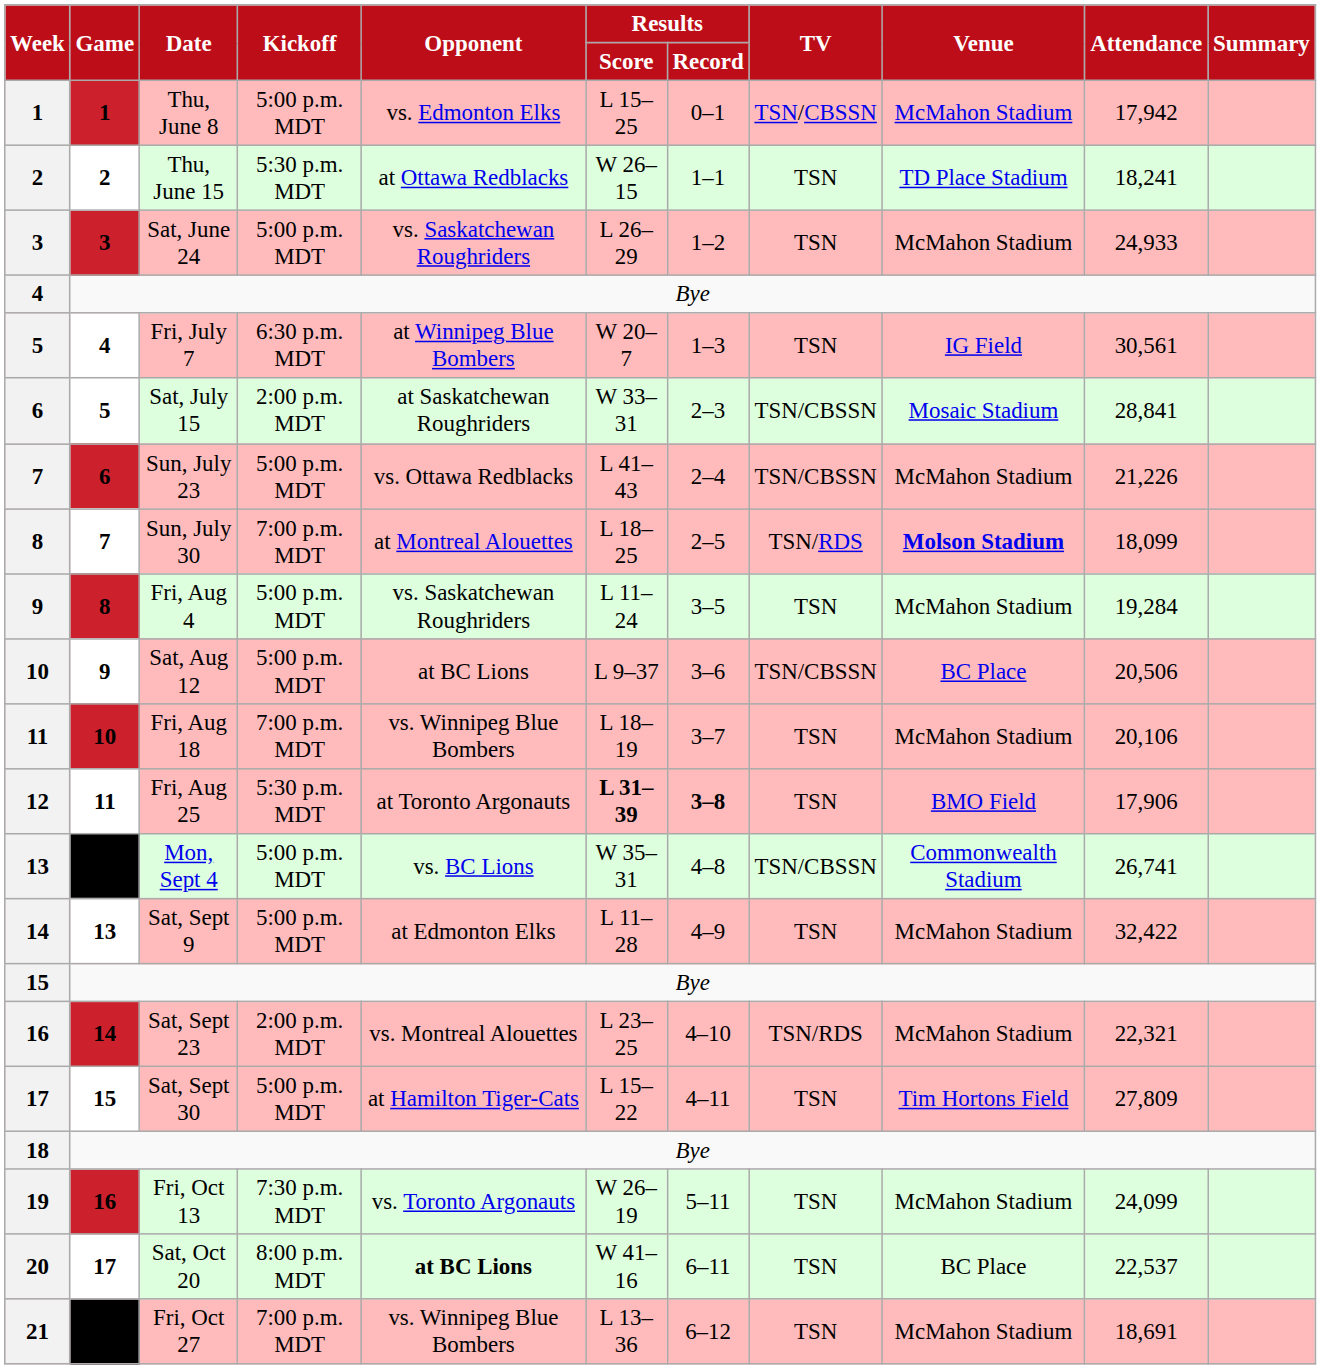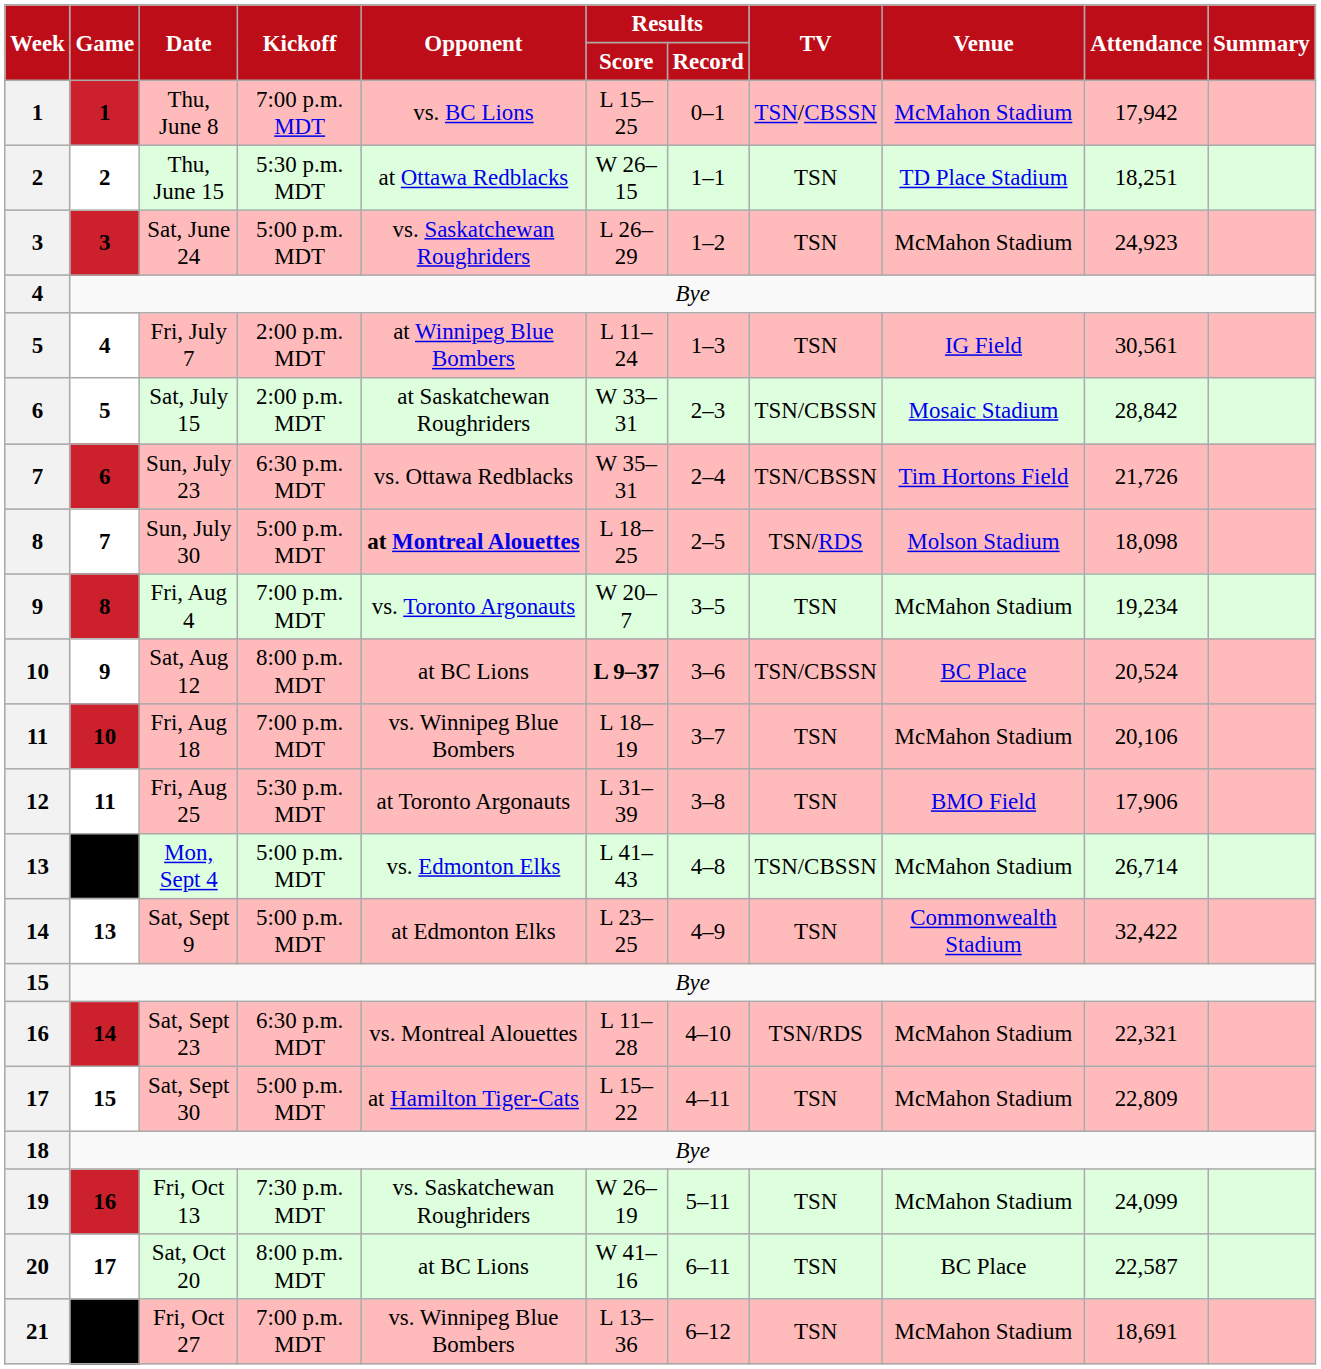(300, 112) 5:00 p.m. MDT -> (300, 112) 7:00 p.m. MDT
(473, 112) vs. Edmonton Elks -> (473, 112) vs. BC Lions
(1146, 177) 18,241 -> (1146, 177) 18,251
(1146, 242) 24,933 -> (1146, 242) 24,923
(300, 345) 6:30 p.m. MDT -> (300, 345) 2:00 p.m. MDT
(626, 345) W 20–7 -> (626, 345) L 11–24
(1146, 410) 28,841 -> (1146, 410) 28,842
(300, 475) 5:00 p.m. MDT -> (300, 475) 6:30 p.m. MDT
(626, 475) L 41–43 -> (626, 475) W 35–31
(983, 475) McMahon Stadium -> (983, 475) Tim Hortons Field
(1146, 475) 21,226 -> (1146, 475) 21,726
(300, 540) 7:00 p.m. MDT -> (300, 540) 5:00 p.m. MDT
(473, 540) normal -> (473, 540) bold
(983, 540) bold -> (983, 540) normal
(1146, 540) 18,099 -> (1146, 540) 18,098
(300, 605) 5:00 p.m. MDT -> (300, 605) 7:00 p.m. MDT
(473, 605) vs. Saskatchewan Roughriders -> (473, 605) vs. Toronto Argonauts
(626, 605) L 11–24 -> (626, 605) W 20–7
(1146, 605) 19,284 -> (1146, 605) 19,234
(300, 670) 5:00 p.m. MDT -> (300, 670) 8:00 p.m. MDT
(626, 670) normal -> (626, 670) bold
(1146, 670) 20,506 -> (1146, 670) 20,524
(626, 800) bold -> (626, 800) normal
(708, 800) bold -> (708, 800) normal
(473, 866) vs. BC Lions -> (473, 866) vs. Edmonton Elks
(626, 866) W 35–31 -> (626, 866) L 41–43
(983, 866) Commonwealth Stadium -> (983, 866) McMahon Stadium
(1146, 866) 26,741 -> (1146, 866) 26,714
(626, 931) L 11–28 -> (626, 931) L 23–25
(983, 931) McMahon Stadium -> (983, 931) Commonwealth Stadium
(300, 1033) 2:00 p.m. MDT -> (300, 1033) 6:30 p.m. MDT
(626, 1033) L 23–25 -> (626, 1033) L 11–28
(983, 1098) Tim Hortons Field -> (983, 1098) McMahon Stadium
(1146, 1098) 27,809 -> (1146, 1098) 22,809
(473, 1201) vs. Toronto Argonauts -> (473, 1201) vs. Saskatchewan Roughriders
(473, 1266) bold -> (473, 1266) normal
(1146, 1266) 22,537 -> (1146, 1266) 22,587
